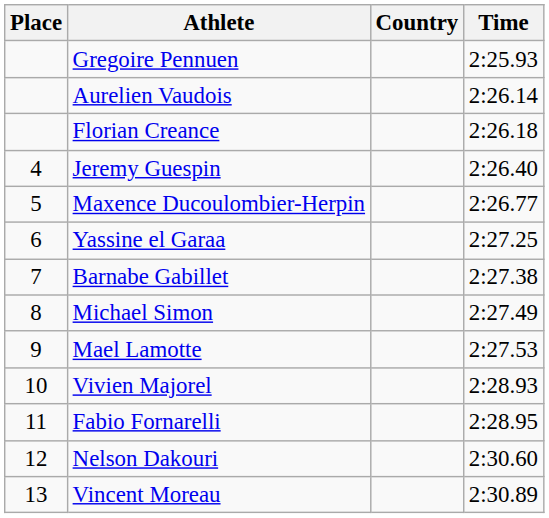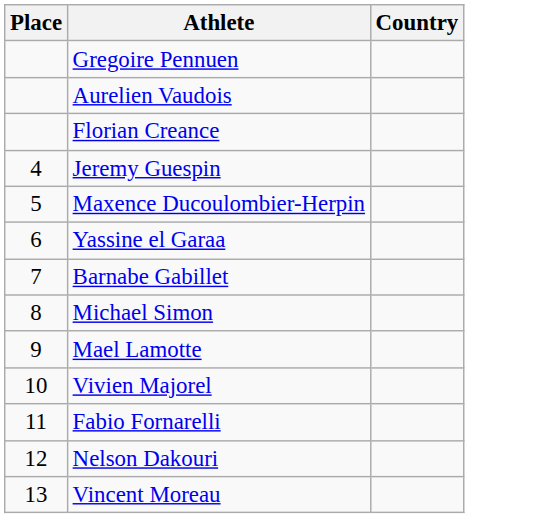- column: (503, 22)
